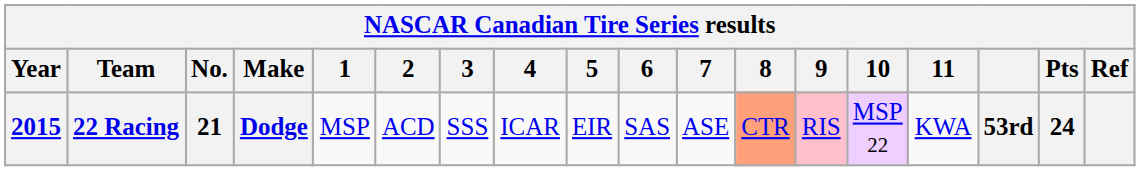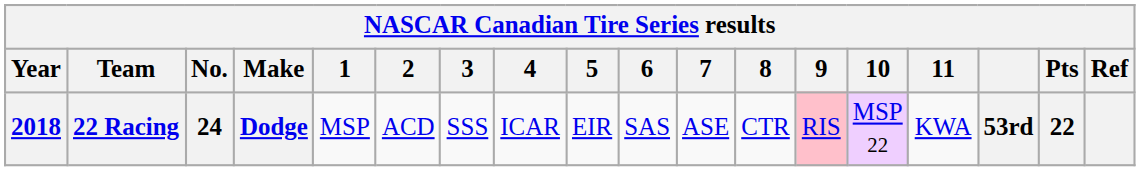(36, 128) 2015 -> (36, 128) 2018
(209, 128) 21 -> (209, 128) 24
(766, 128) lightsalmon background -> (766, 128) no background
(1062, 128) 24 -> (1062, 128) 22
